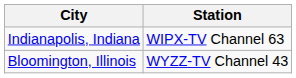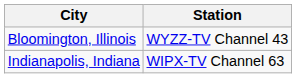rows swapped: (72, 61) <-> (74, 38)
